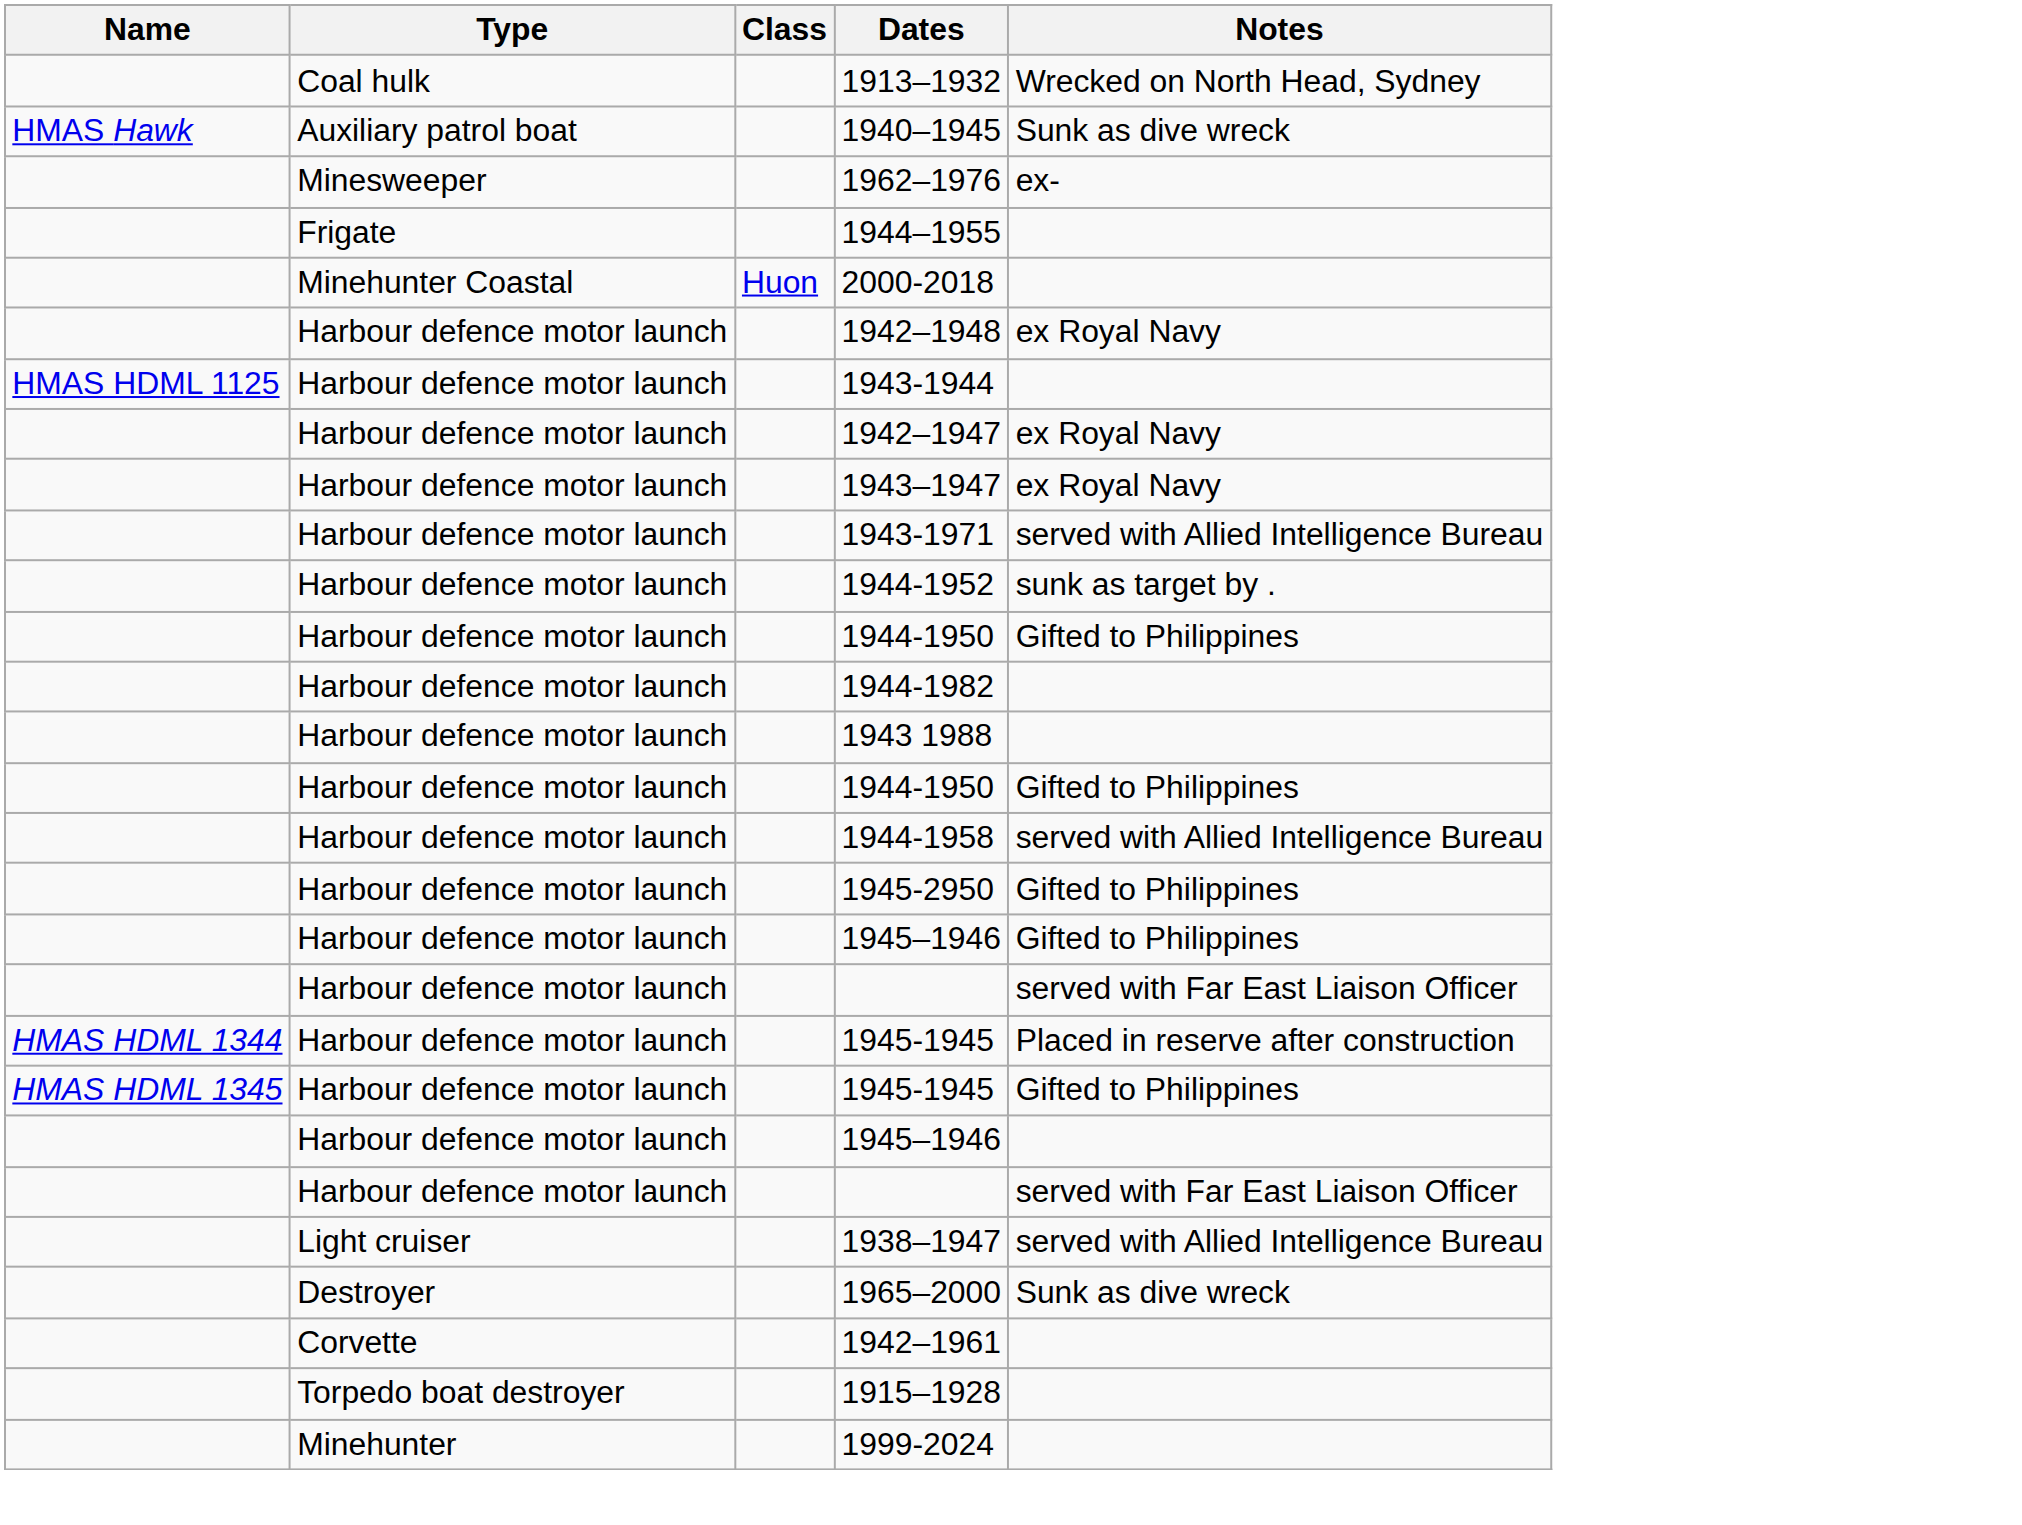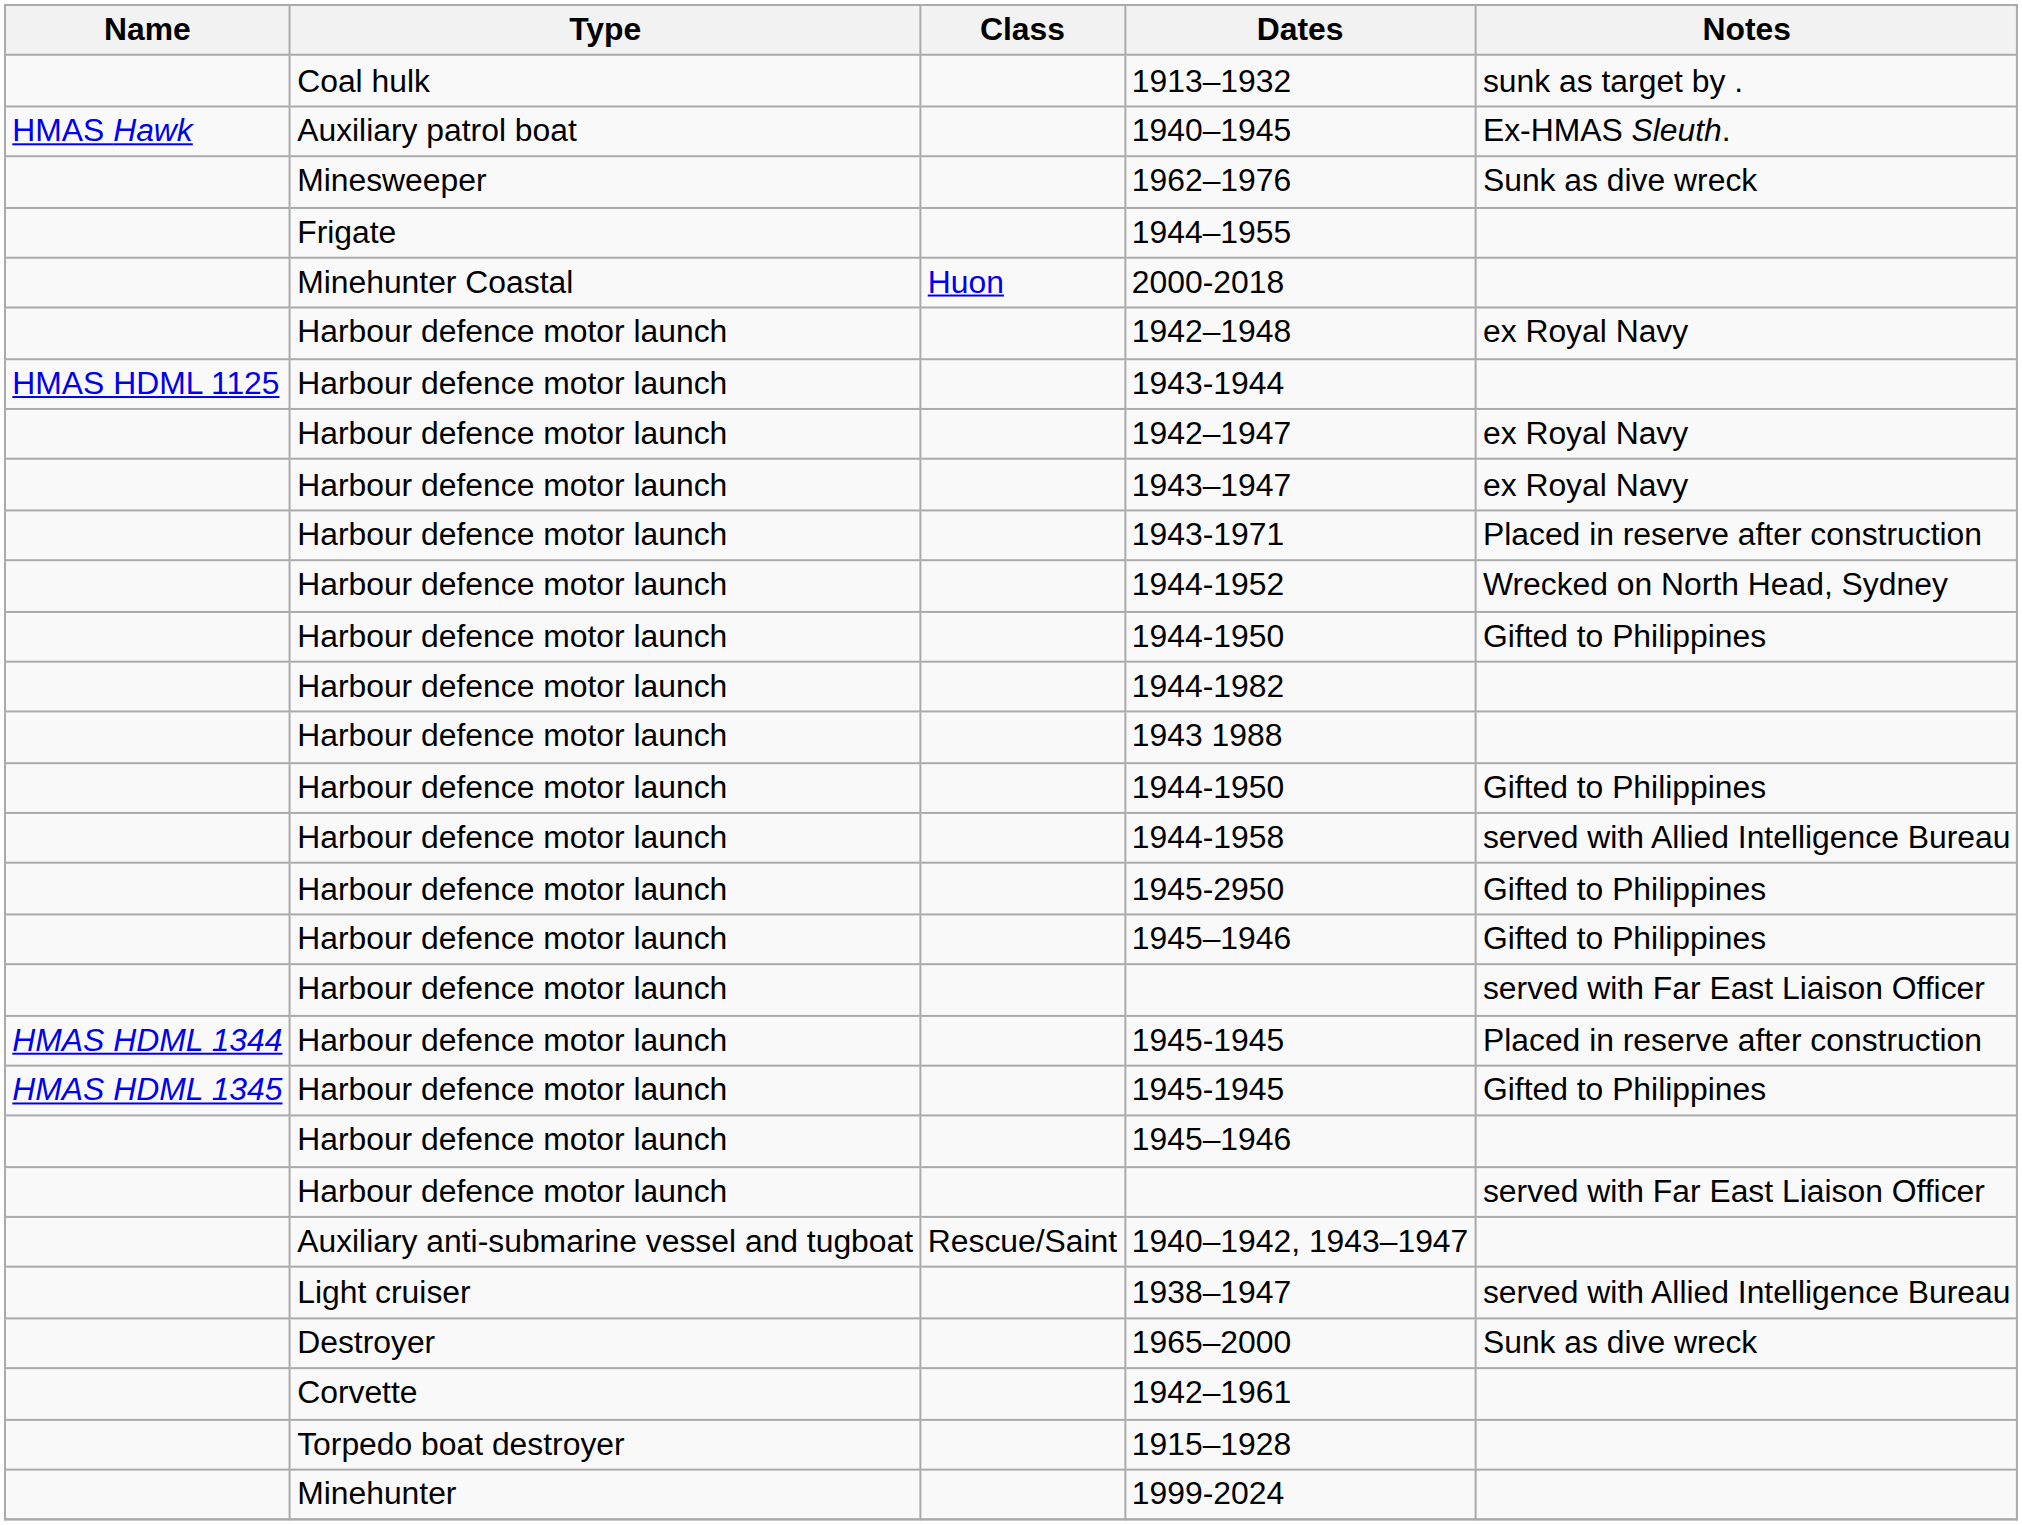(1248, 80) Wrecked on North Head, Sydney -> (1613, 80) sunk as target by .
(1153, 130) Sunk as dive wreck -> (1607, 130) Ex-HMAS Sleuth.
(1038, 181) ex- -> (1620, 181) Sunk as dive wreck
(1279, 534) served with Allied Intelligence Bureau -> (1732, 534) Placed in reserve after construction
(1146, 585) sunk as target by . -> (1715, 585) Wrecked on North Head, Sydney
+ row: (147, 1242)
